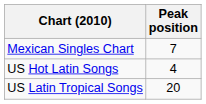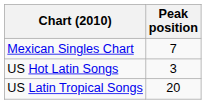(173, 68) 4 -> (173, 68) 3
